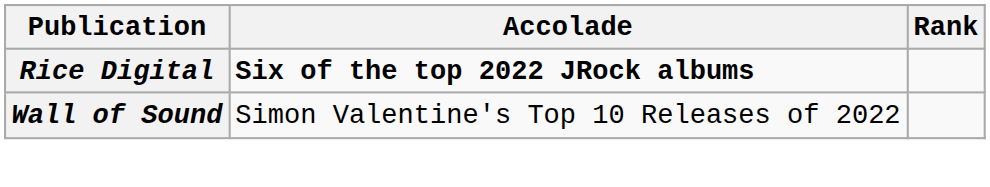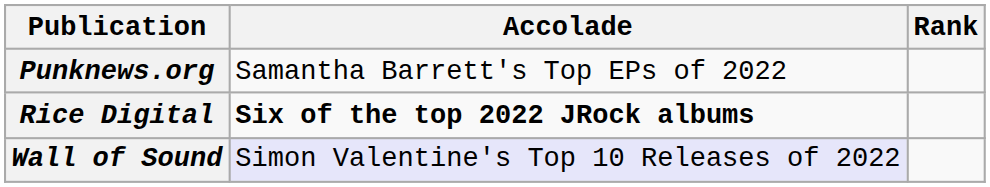+ row: (117, 71)
(568, 115) no background -> (568, 159) lavender background
